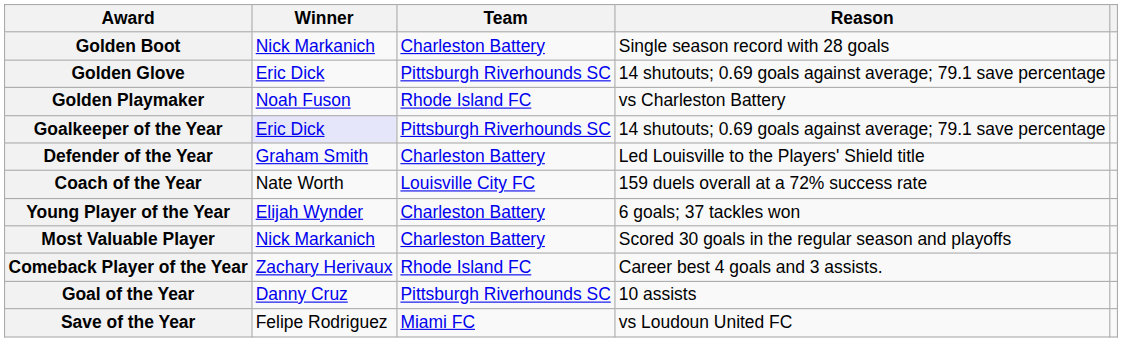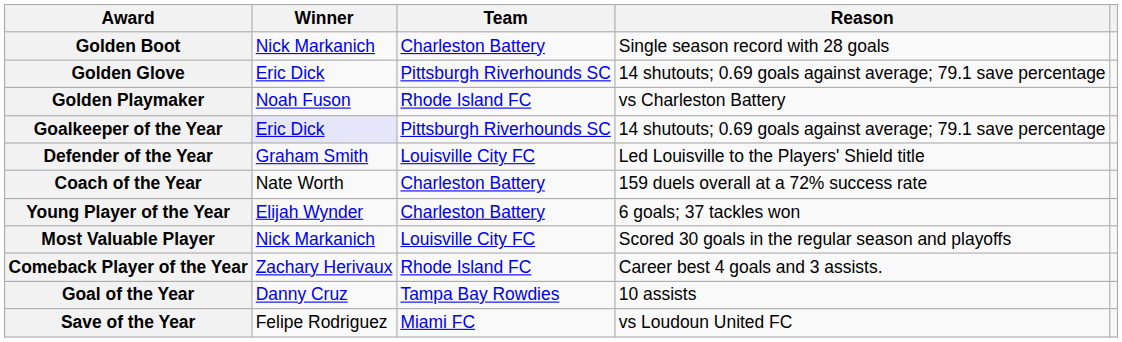(473, 156) Charleston Battery -> (468, 156) Louisville City FC
(468, 184) Louisville City FC -> (473, 184) Charleston Battery
(473, 239) Charleston Battery -> (468, 239) Louisville City FC
(506, 294) Pittsburgh Riverhounds SC -> (480, 294) Tampa Bay Rowdies
